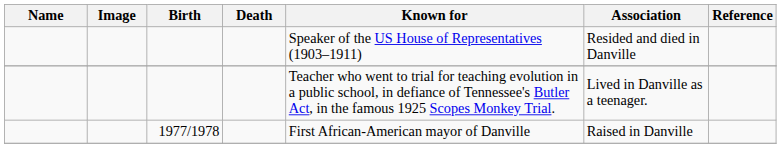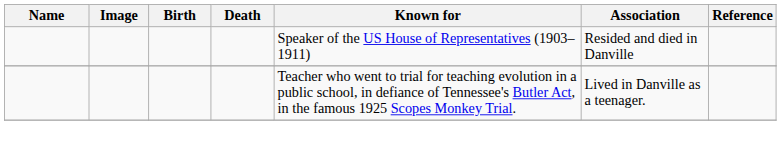- row: (46, 132)
